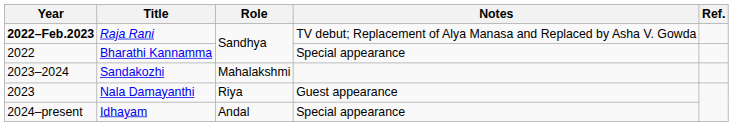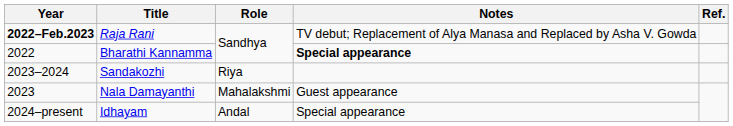(351, 53) normal -> (354, 53) bold
(254, 72) Mahalakshmi -> (230, 72) Riya
(230, 92) Riya -> (254, 92) Mahalakshmi
